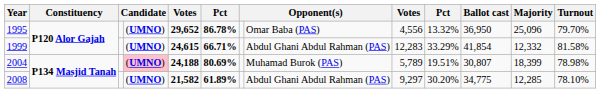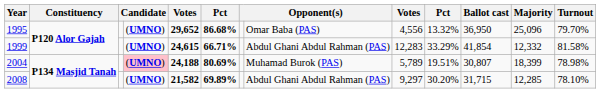(220, 29) 86.78% -> (220, 29) 86.68%
(220, 80) 61.89% -> (220, 80) 69.89%
(477, 80) 34,775 -> (477, 80) 31,715
